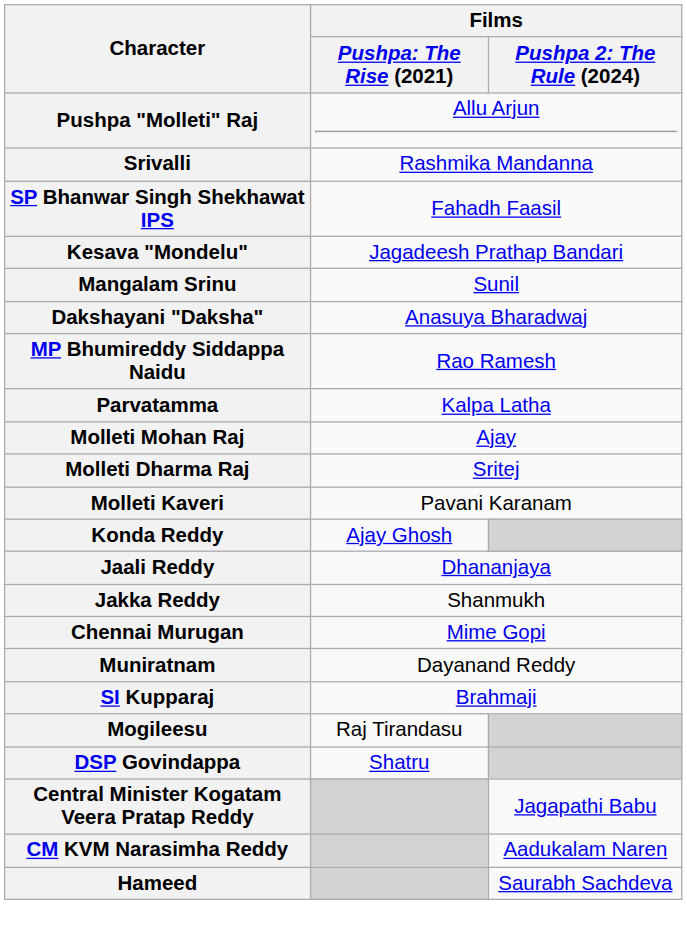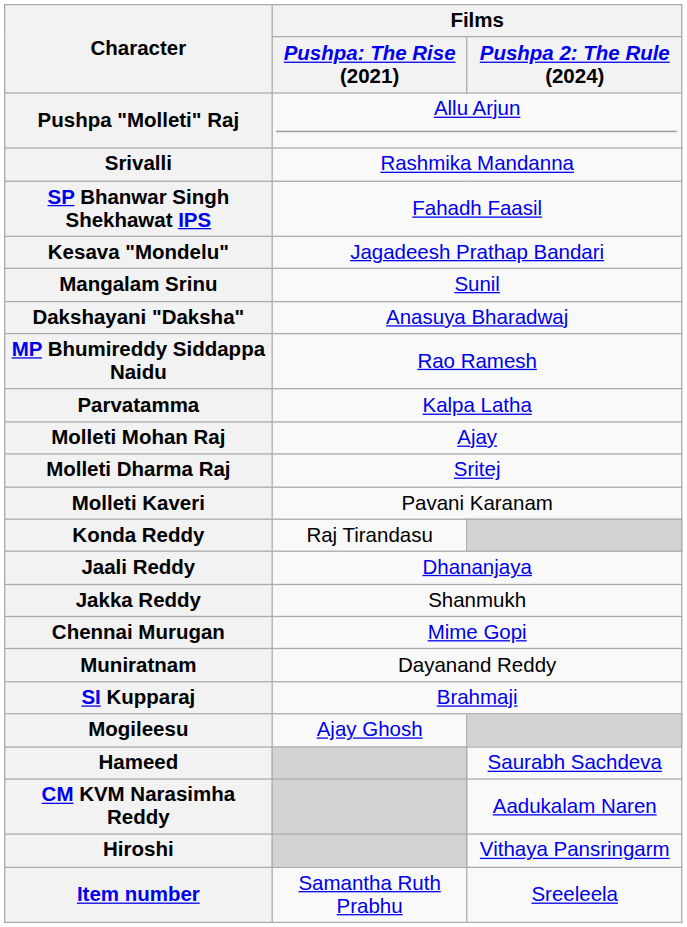(399, 535) Ajay Ghosh -> (370, 535) Raj Tirandasu
(399, 730) Raj Tirandasu -> (370, 730) Ajay Ghosh
- row: (157, 762)
- row: (157, 806)
rows swapped: (157, 850) <-> (157, 882)
+ row: (138, 850)
+ row: (138, 894)
